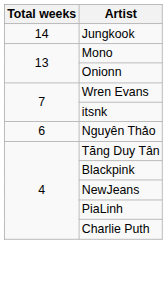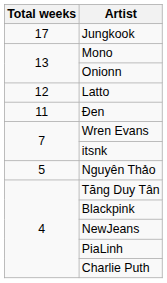(42, 33) 14 -> (42, 33) 17
+ row: (96, 92)
+ row: (93, 111)
(42, 131) 6 -> (42, 170) 5
